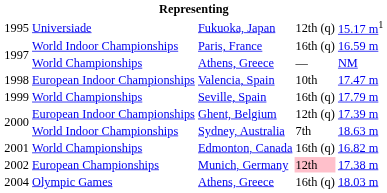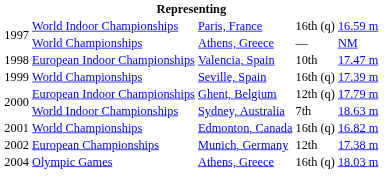- row: (17, 27)
(358, 97) 17.79 m -> (358, 77) 17.39 m
(358, 114) 17.39 m -> (358, 94) 17.79 m
(306, 165) pink background -> (306, 144) no background
